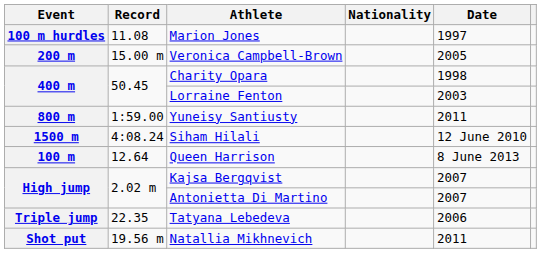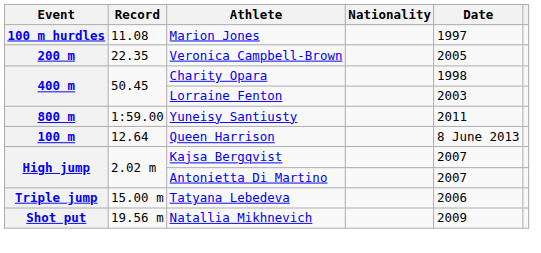(137, 55) 15.00 m -> (130, 55) 22.35
- row: (215, 137)
(130, 218) 22.35 -> (137, 198) 15.00 m
(452, 238) 2011 -> (452, 218) 2009
